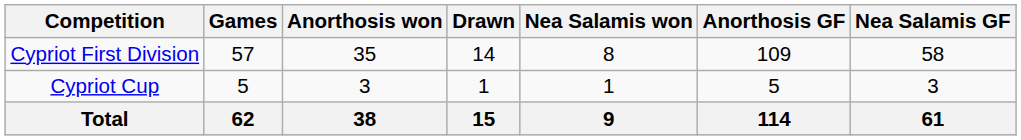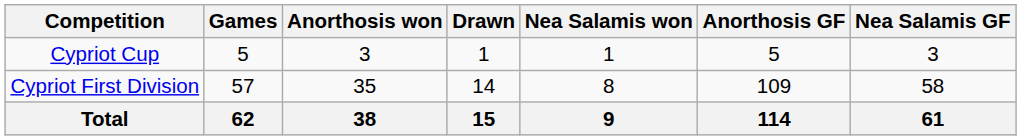rows swapped: (105, 54) <-> (105, 86)
